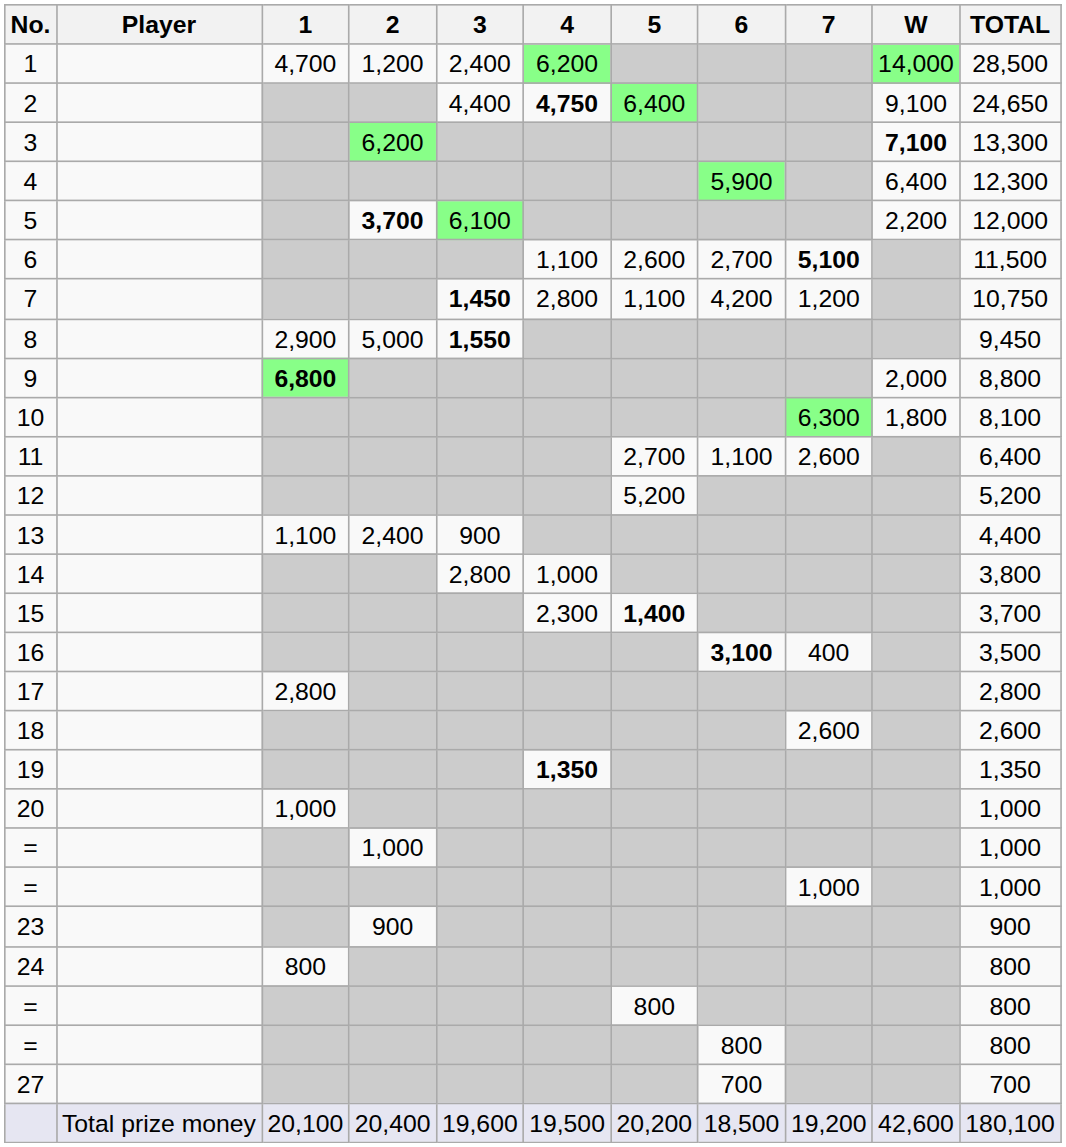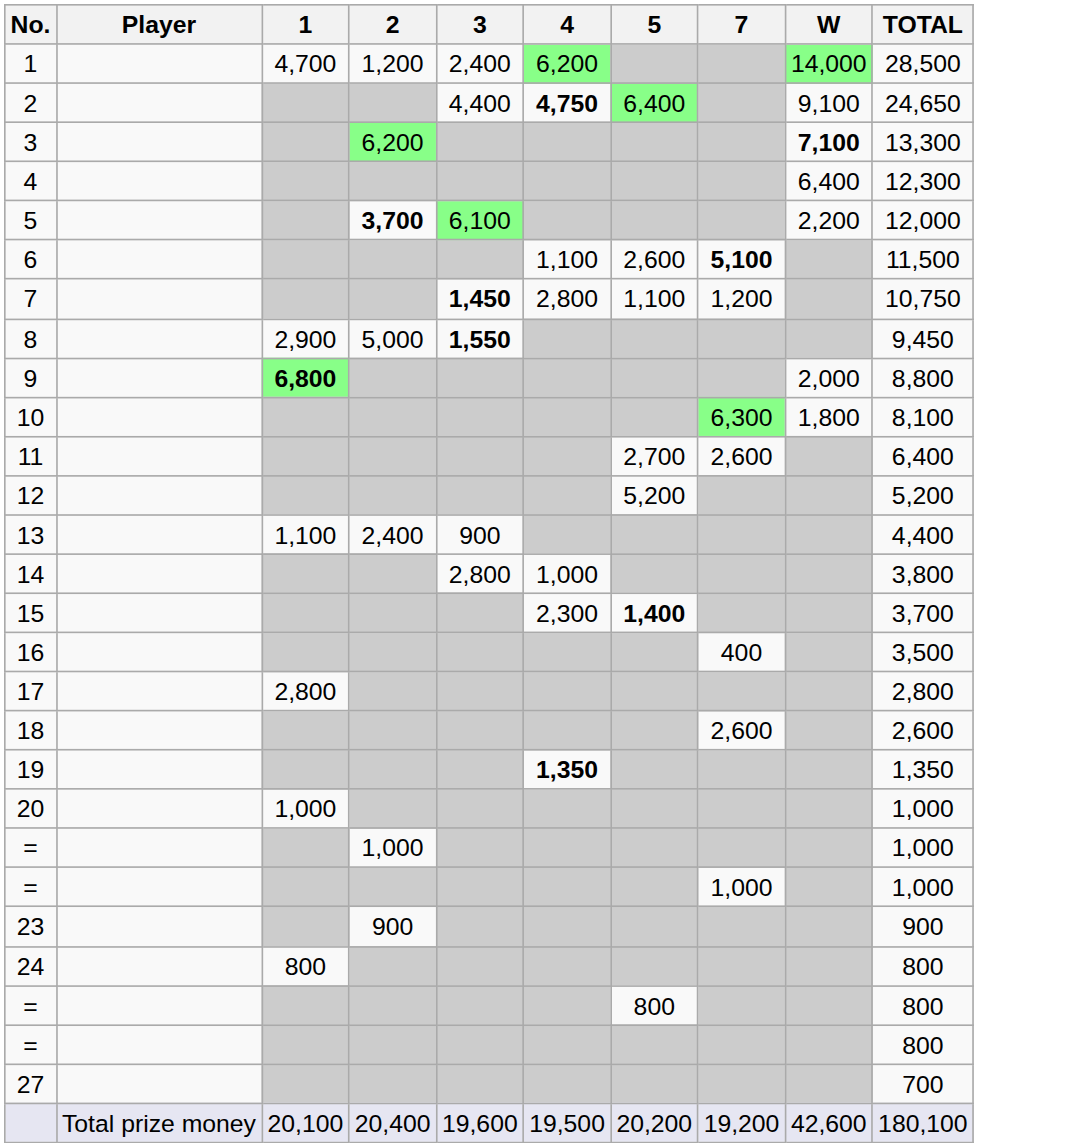- column: (742, 25)
